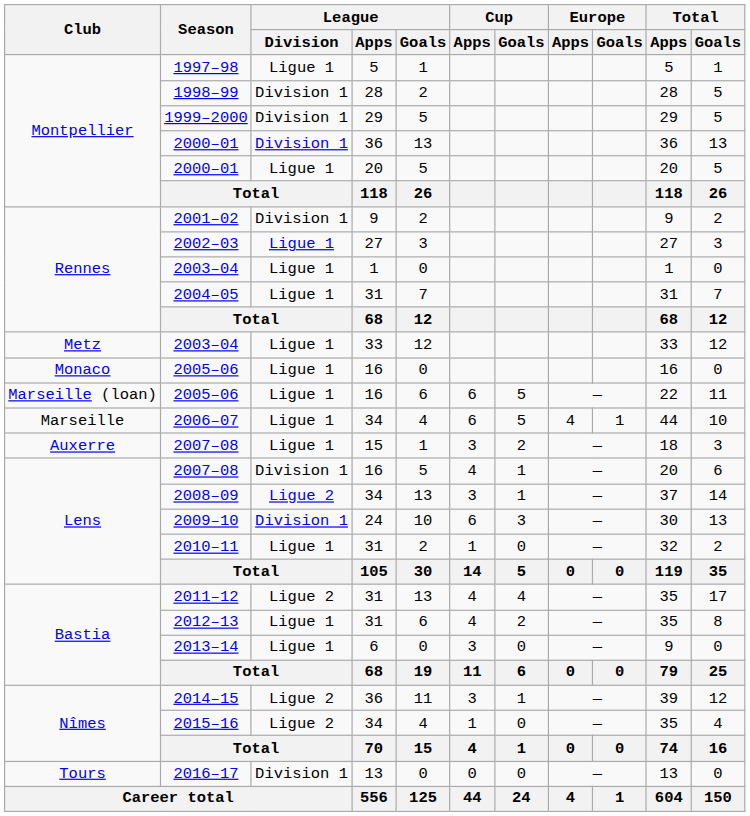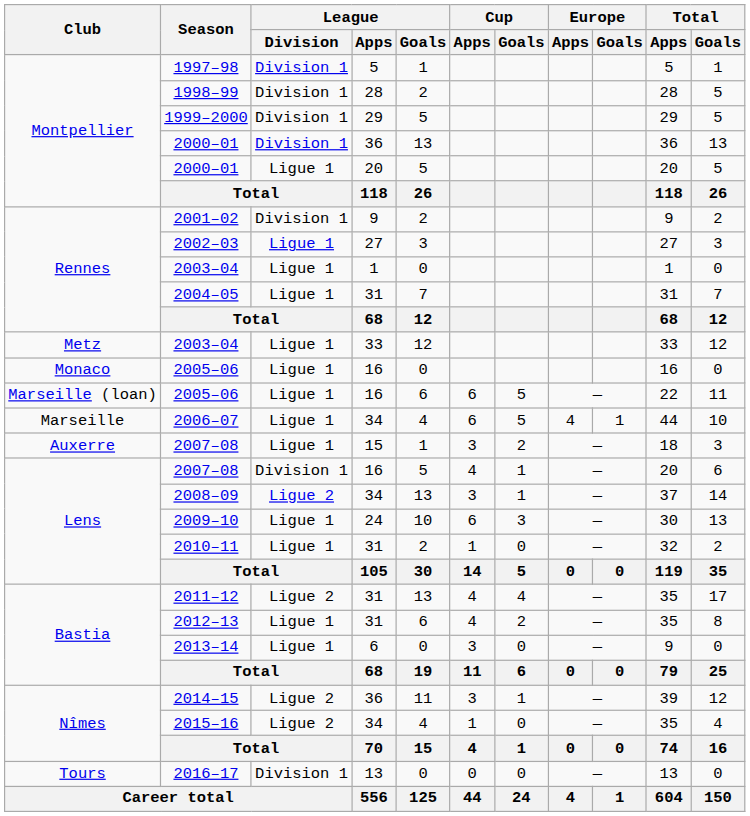(302, 68) Ligue 1 -> (302, 68) Division 1
(302, 521) Division 1 -> (302, 521) Ligue 1
